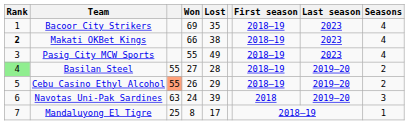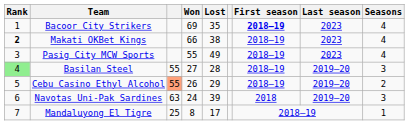(266, 26) normal -> (266, 26) bold
(383, 69) 2 -> (383, 69) 3
